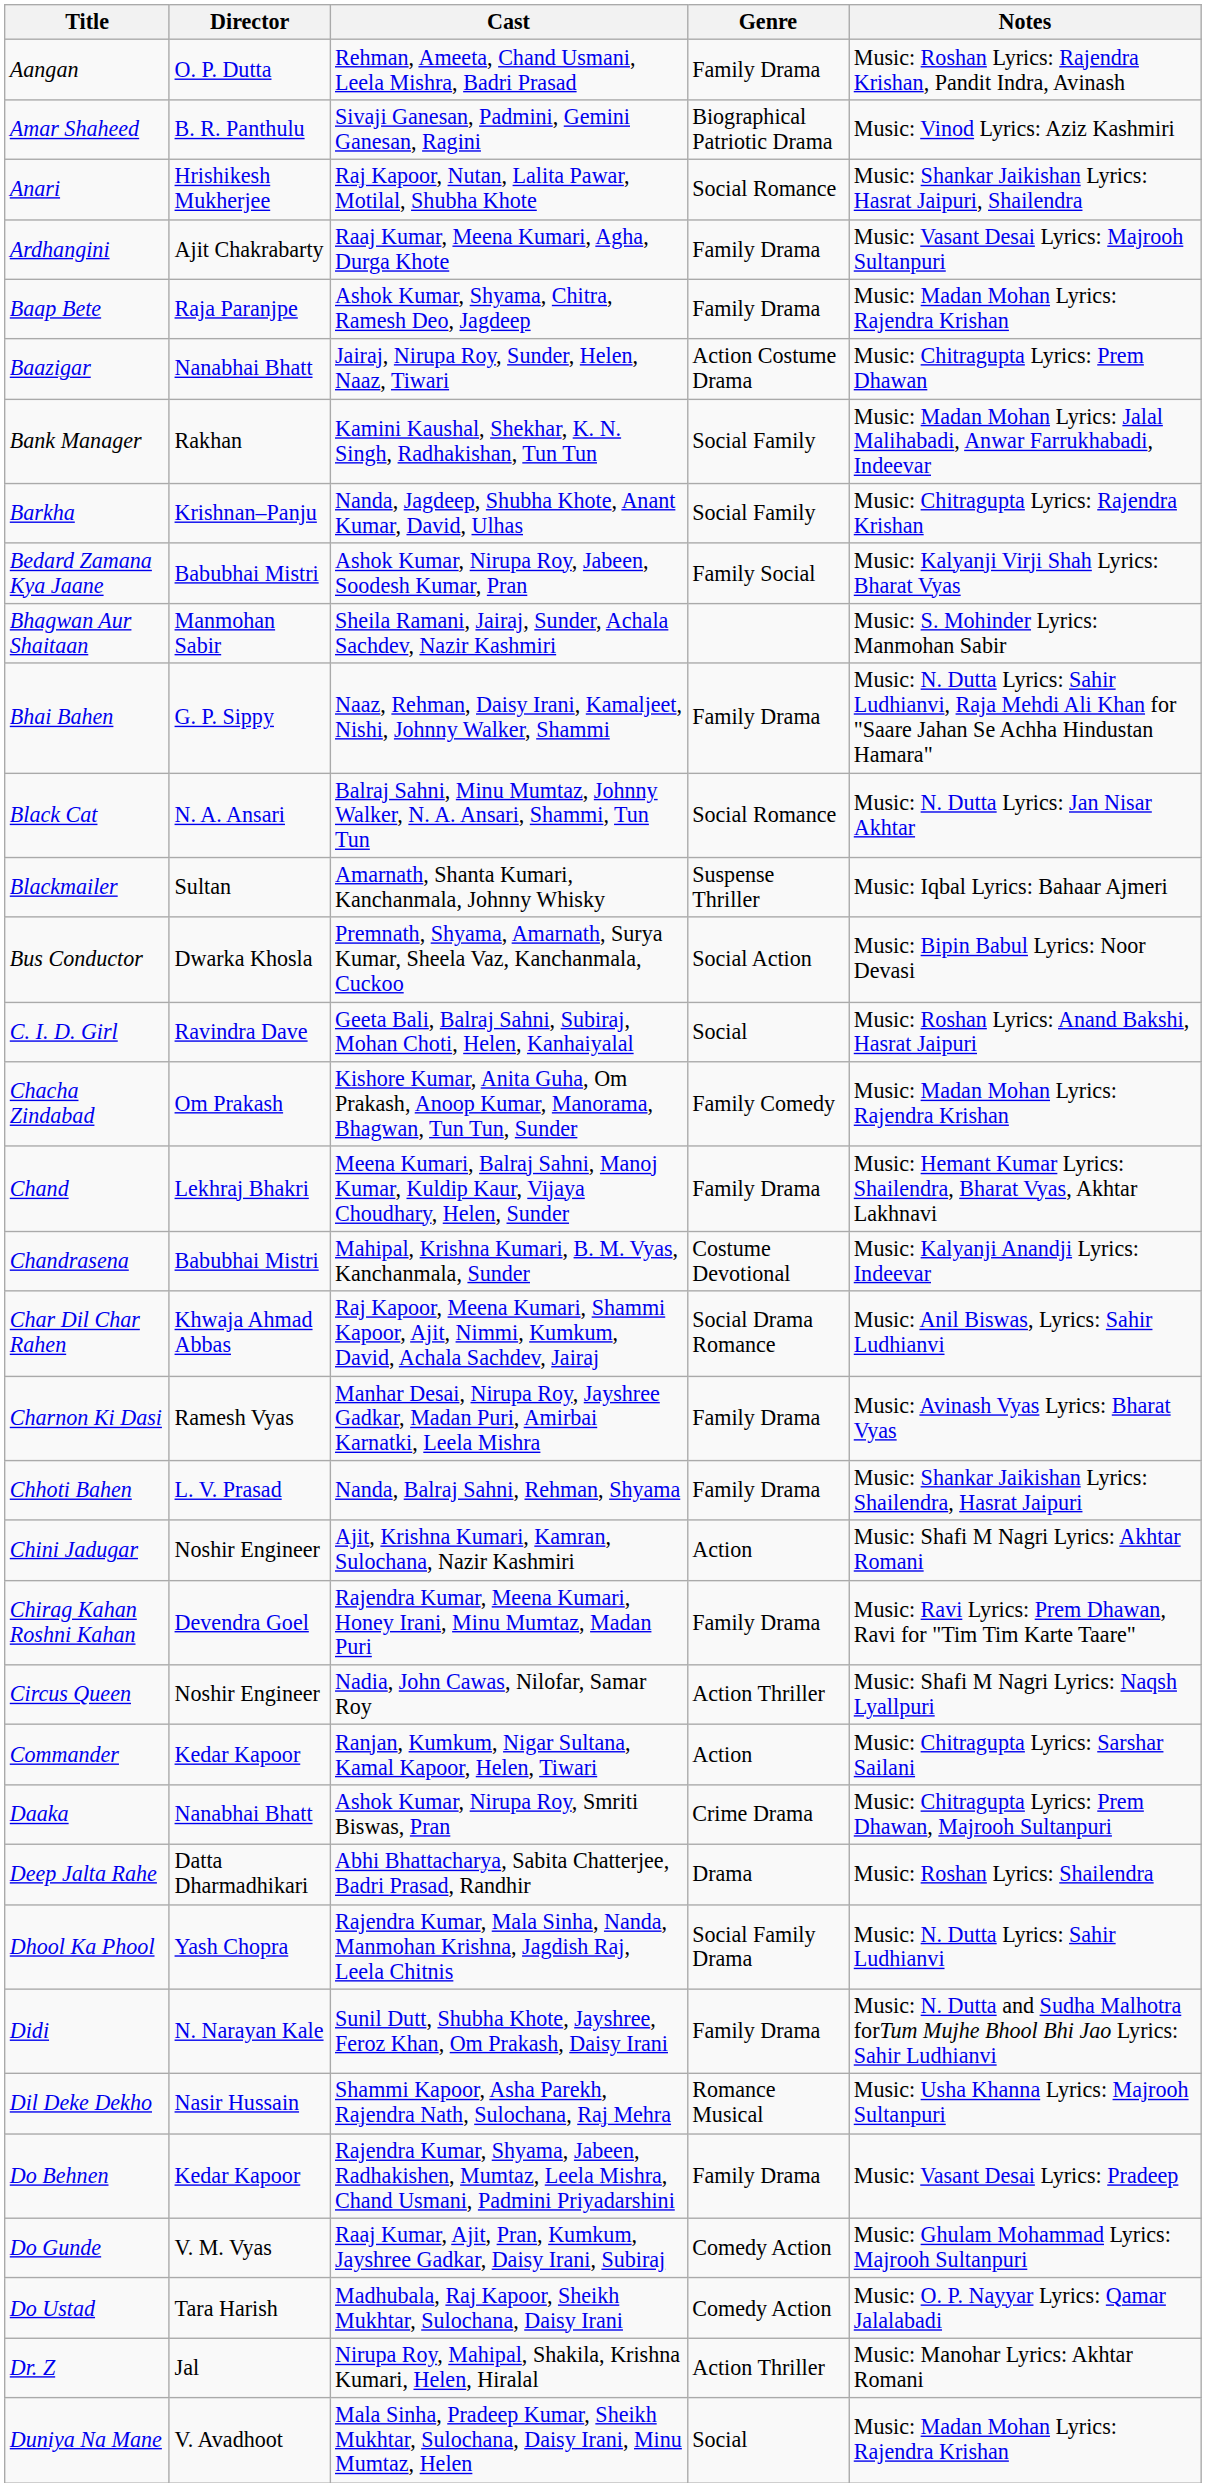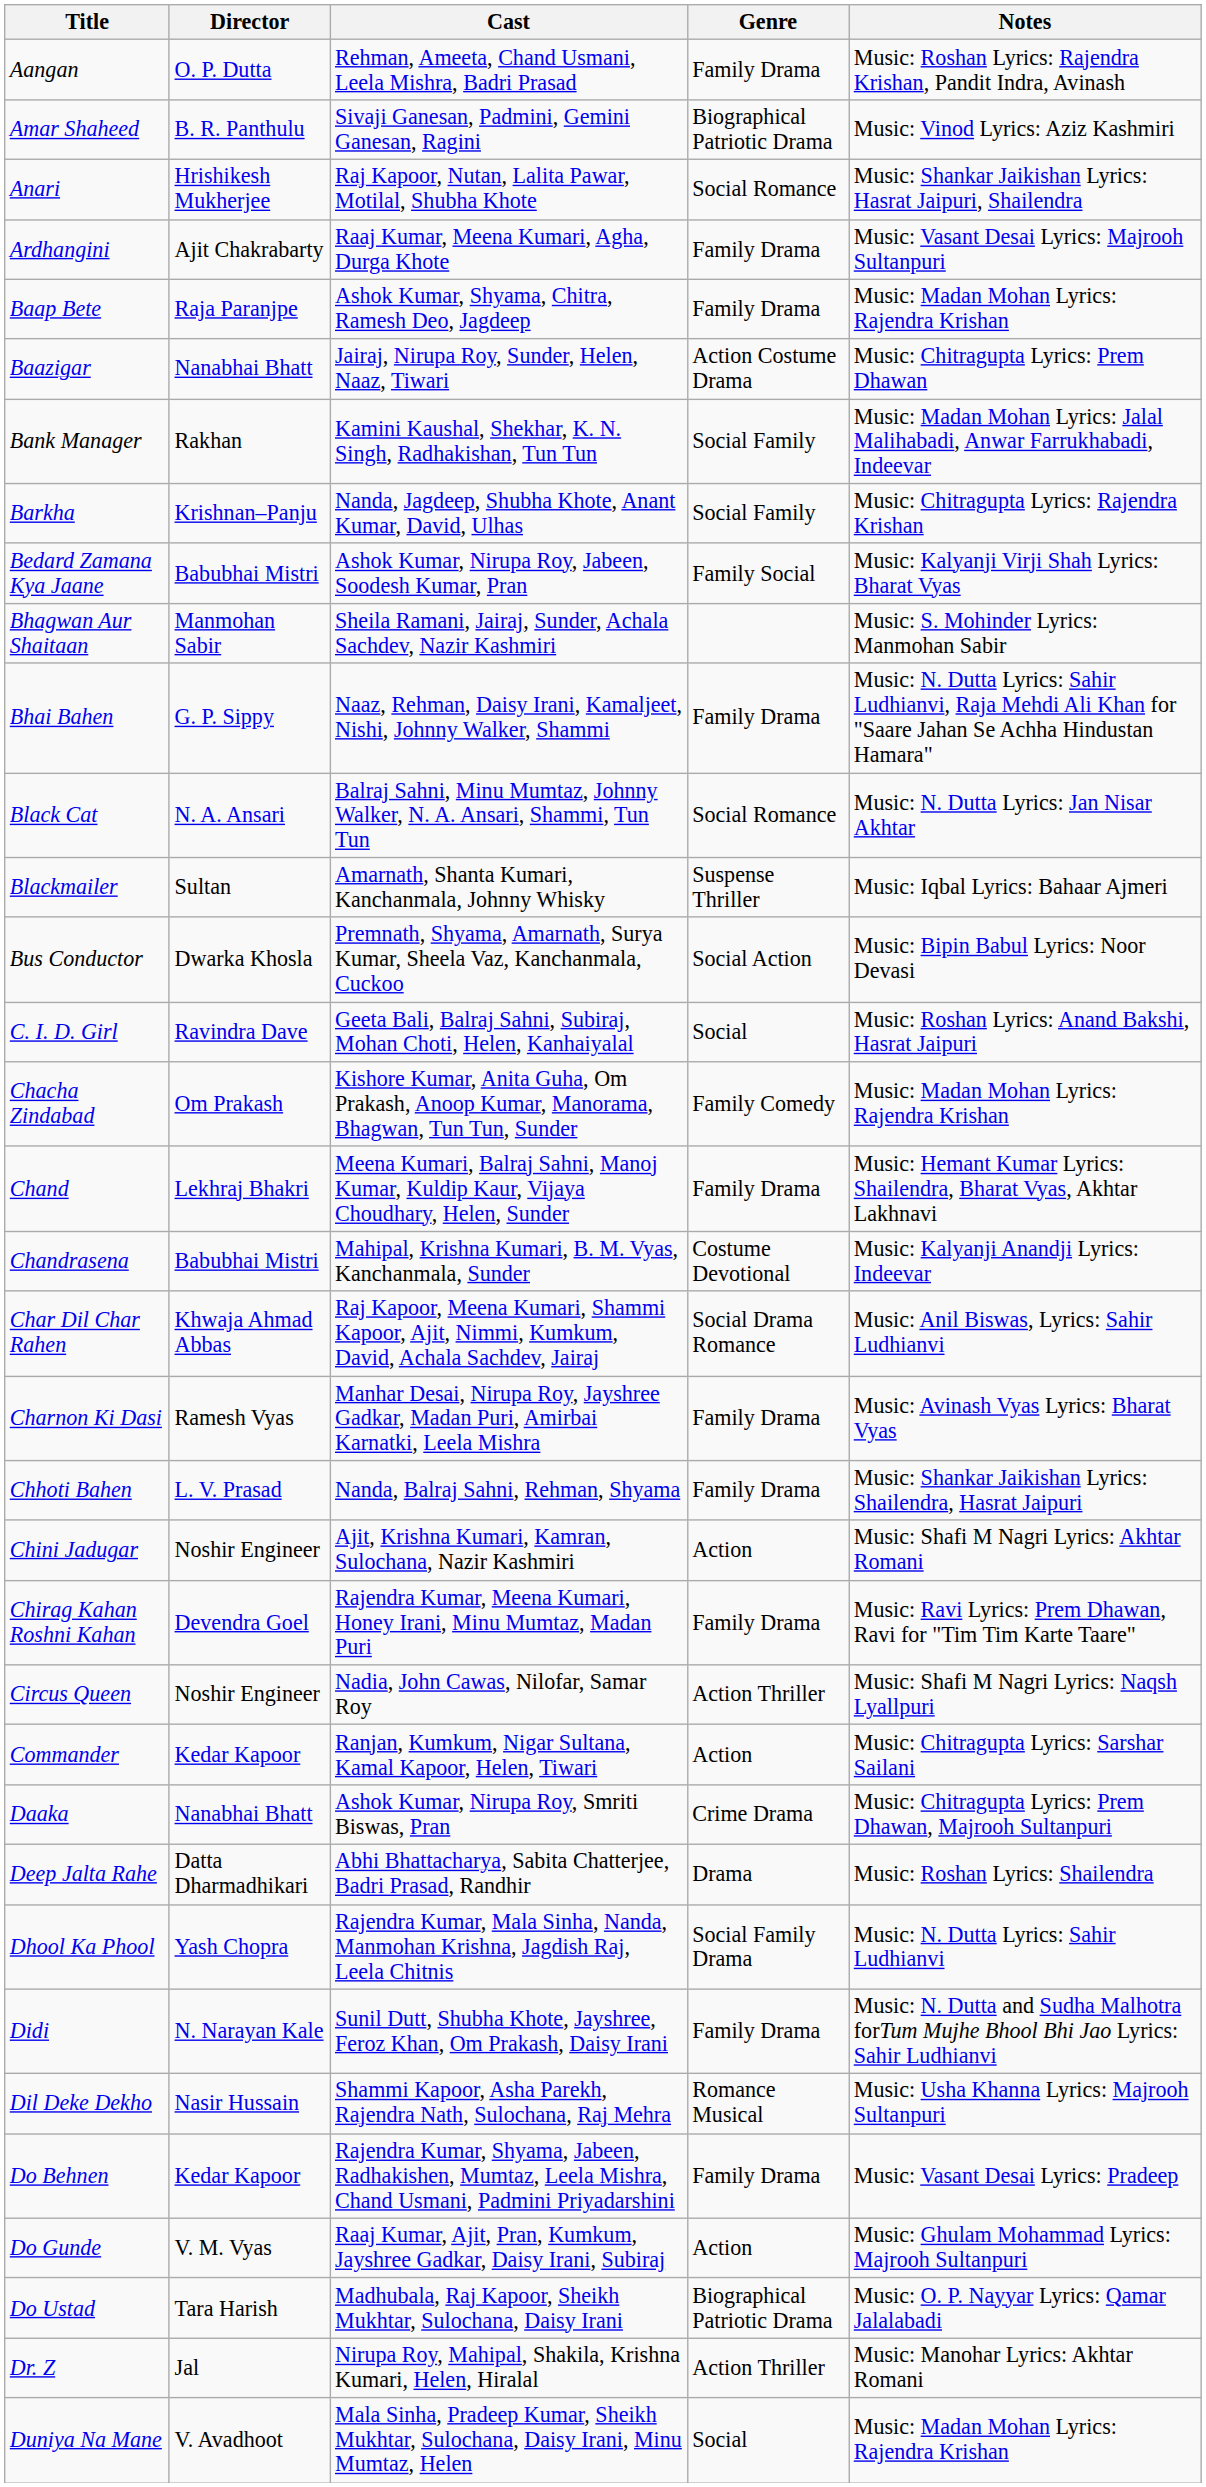(762, 2247) Comedy Action -> (722, 2247) Action
(762, 2307) Comedy Action -> (762, 2307) Biographical Patriotic Drama
